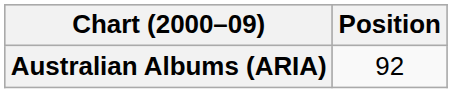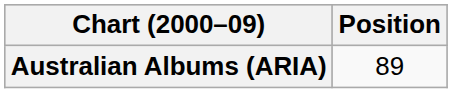(390, 66) 92 -> (390, 66) 89
